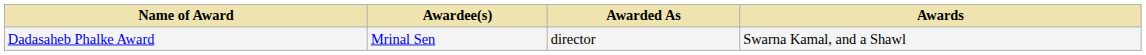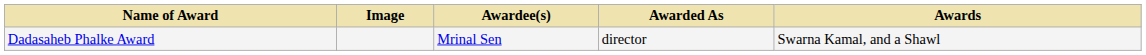+ column: (385, 15)
